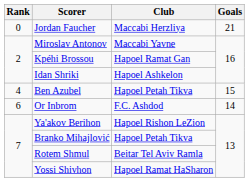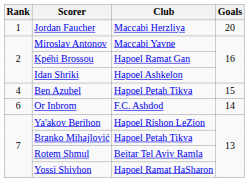(18, 28) 0 -> (18, 28) 1
(230, 28) 21 -> (230, 28) 20
